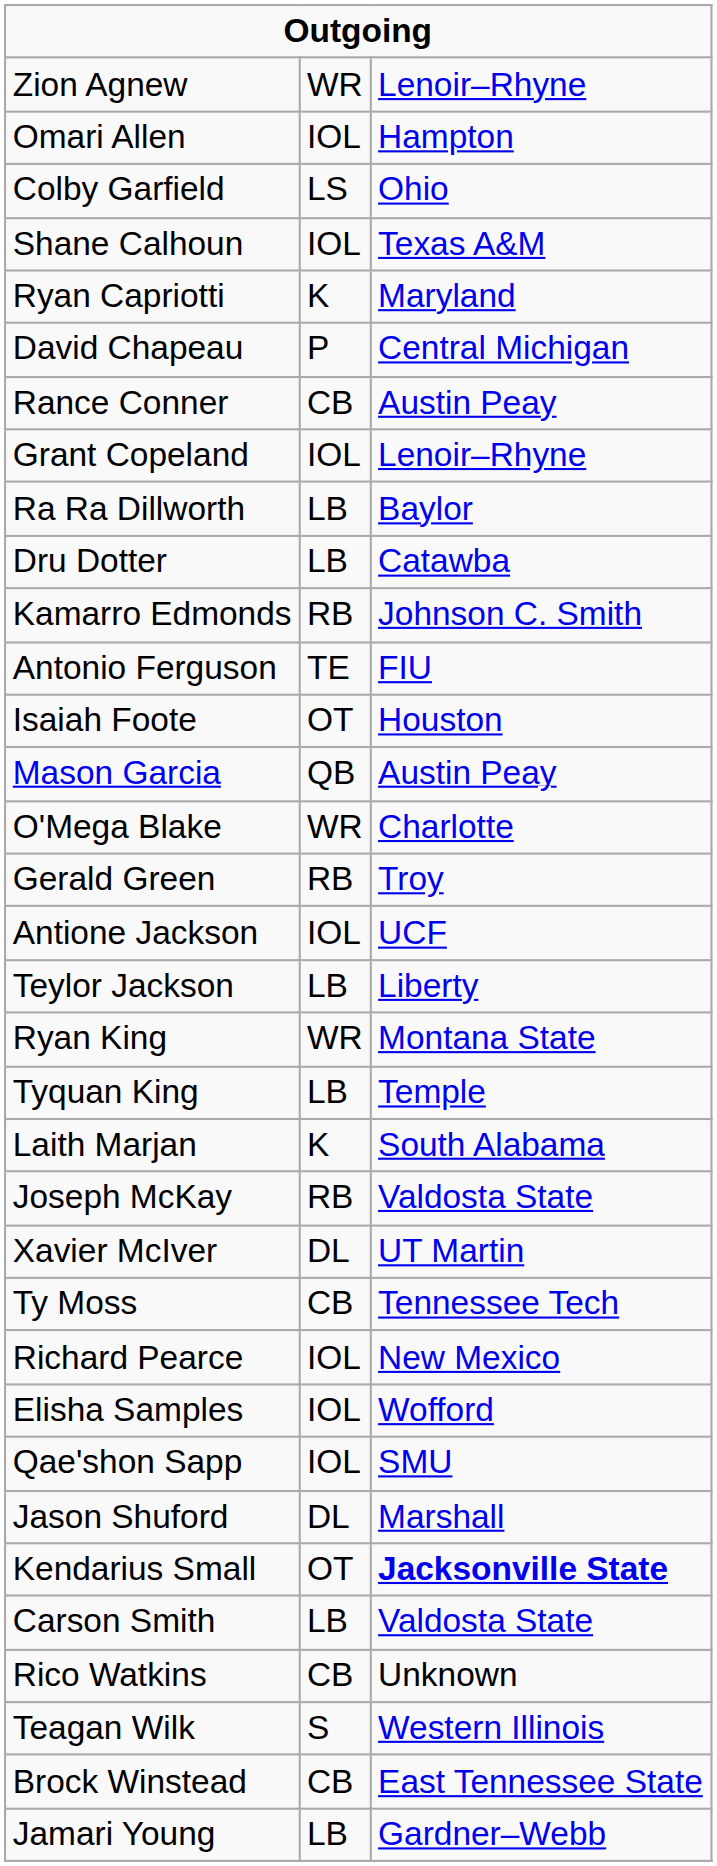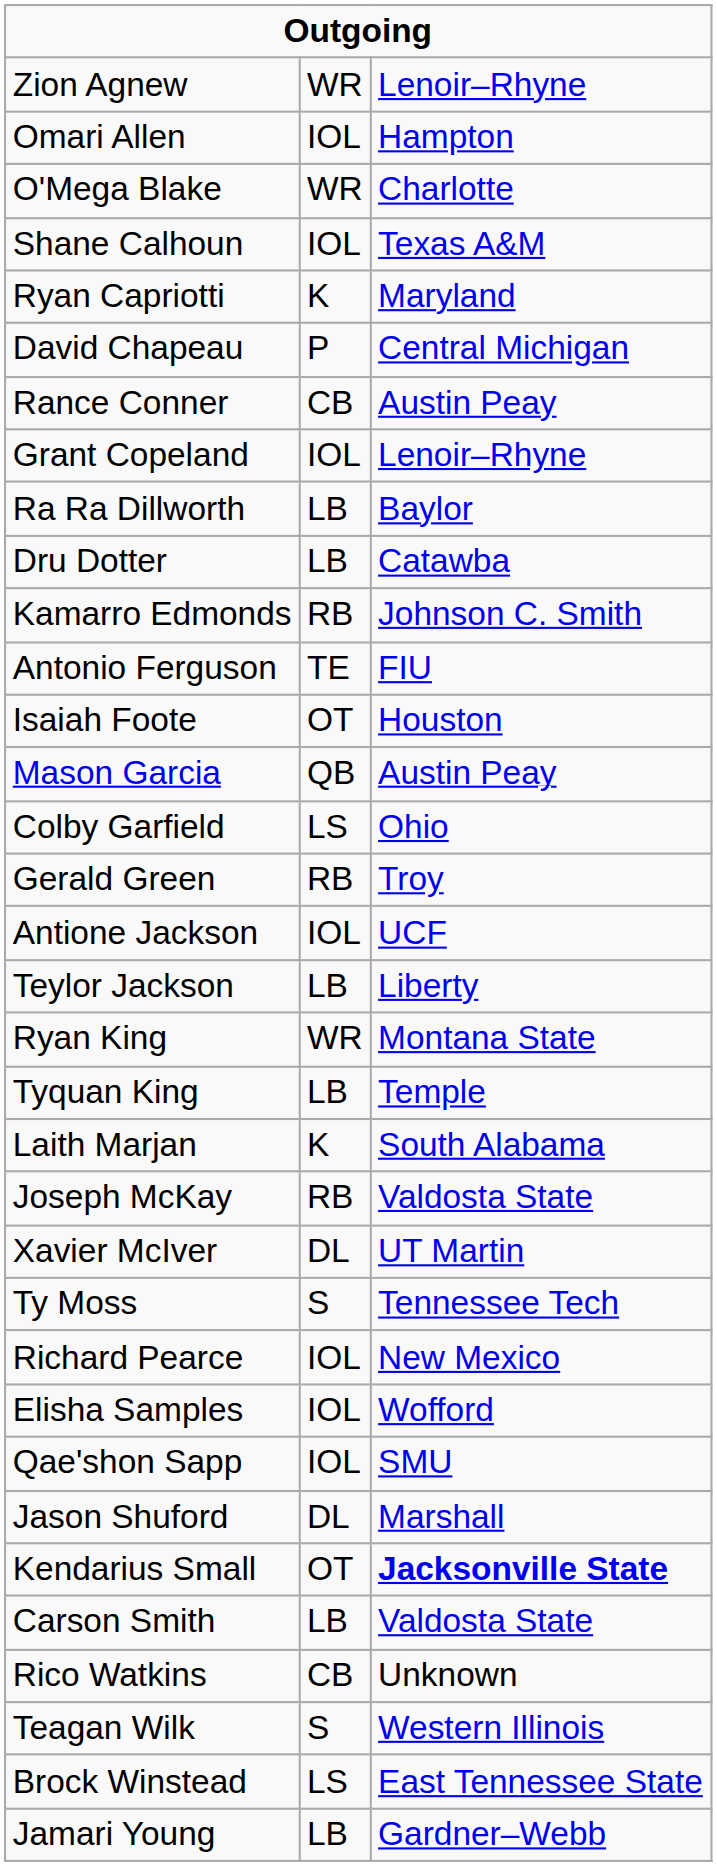rows swapped: (117, 826) <-> (119, 190)
(330, 1303) CB -> (318, 1303) S
(330, 1781) CB -> (327, 1781) LS
